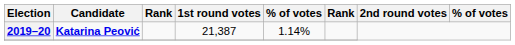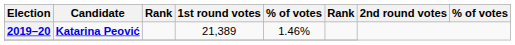(219, 31) 21,387 -> (219, 31) 21,389
(294, 31) 1.14% -> (294, 31) 1.46%
